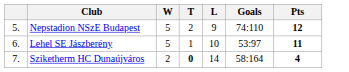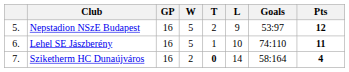+ column: (168, 12)
(250, 28) 74:110 -> (273, 28) 53:97
(250, 43) 53:97 -> (273, 43) 74:110
